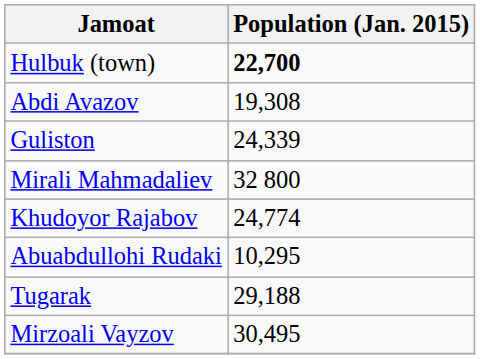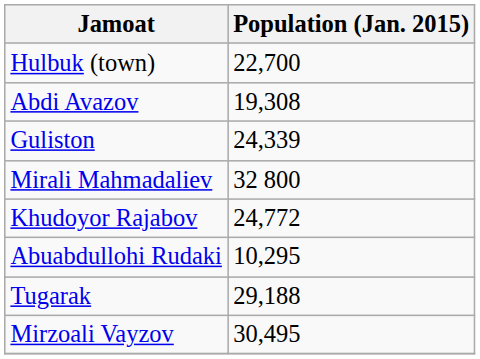(267, 62) bold -> (267, 62) normal
(267, 218) 24,774 -> (267, 218) 24,772
